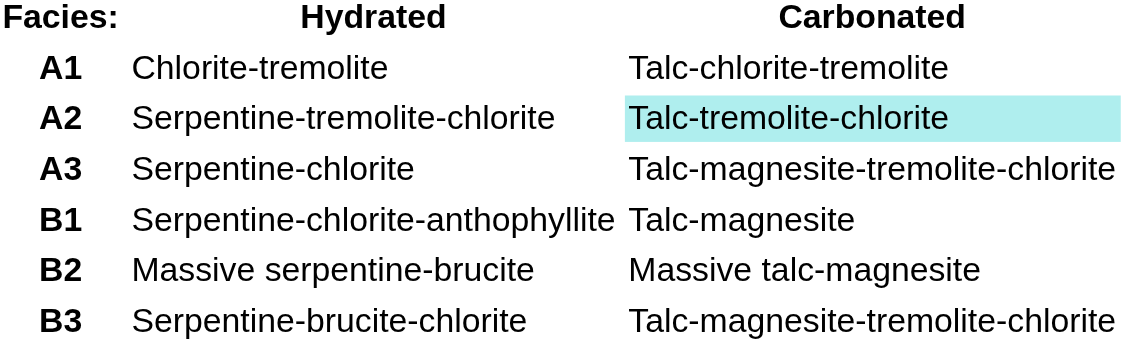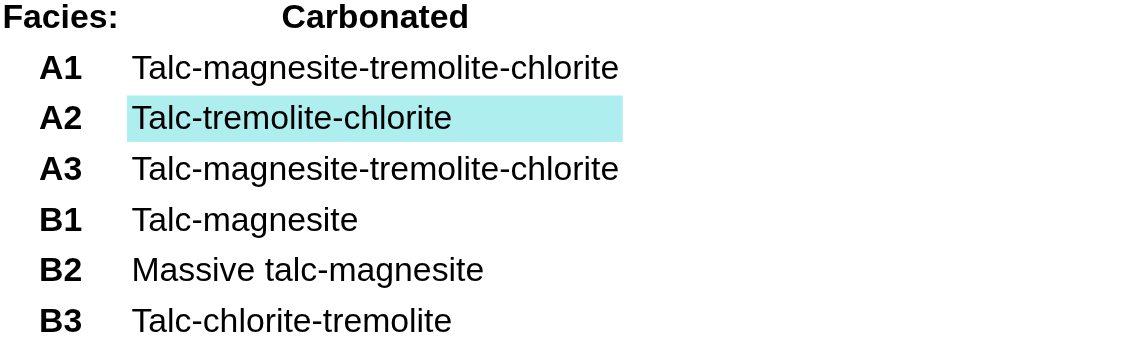- column: (374, 16)
(789, 67) Talc-chlorite-tremolite -> (375, 67) Talc-magnesite-tremolite-chlorite
(872, 320) Talc-magnesite-tremolite-chlorite -> (292, 320) Talc-chlorite-tremolite
